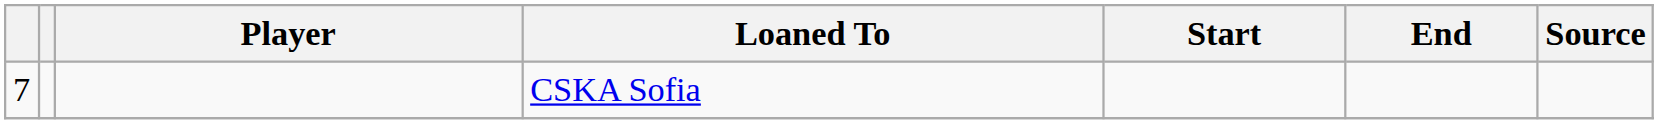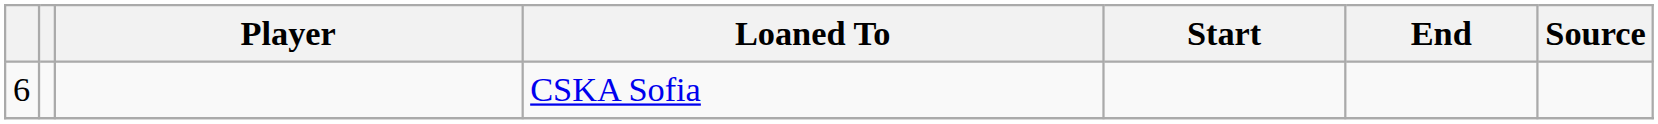(22, 89) 7 -> (22, 89) 6
